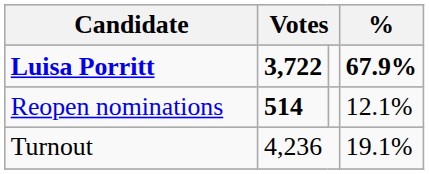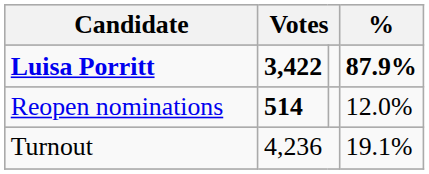(293, 65) 3,722 -> (293, 65) 3,422
(381, 65) 67.9% -> (381, 65) 87.9%
(379, 106) 12.1% -> (379, 106) 12.0%
